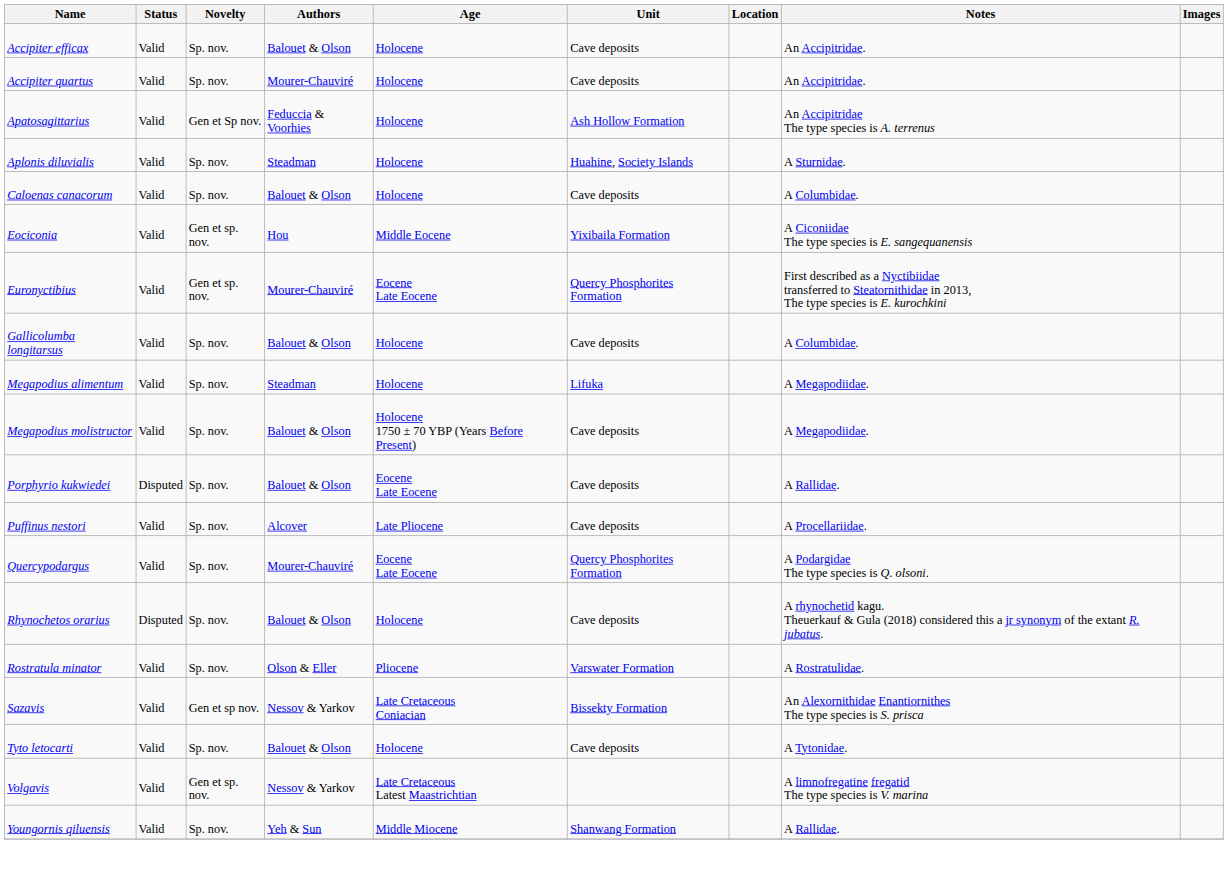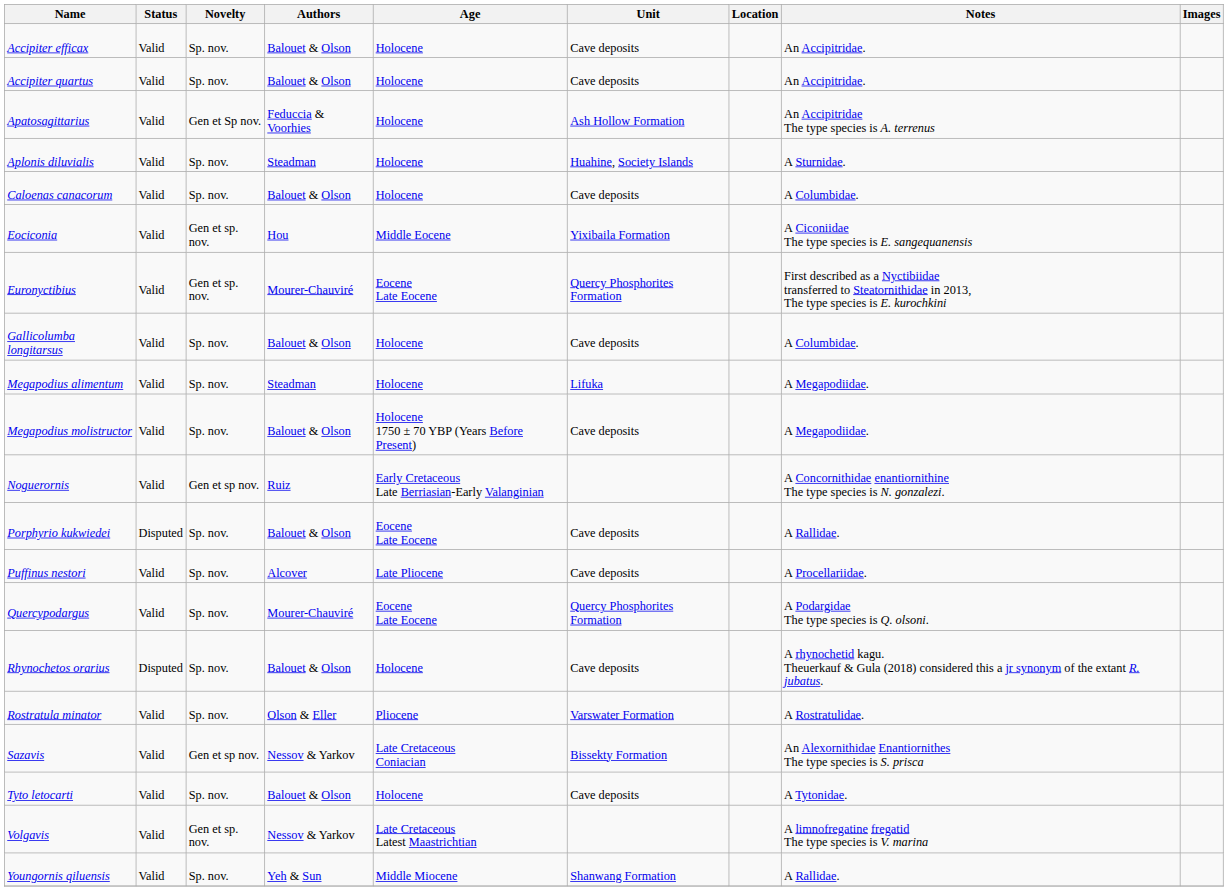(310, 81) Mourer-Chauviré -> (309, 81) Balouet & Olson
+ row: (38, 485)
